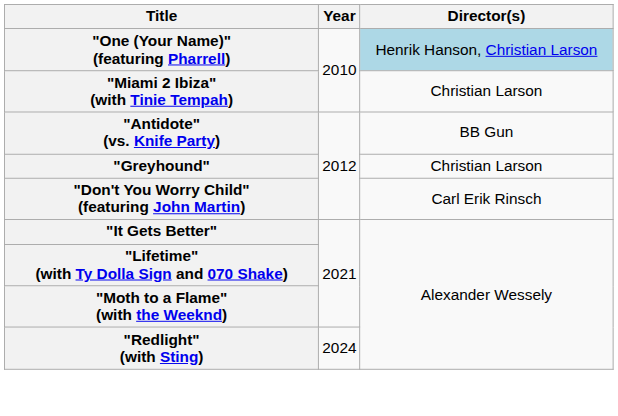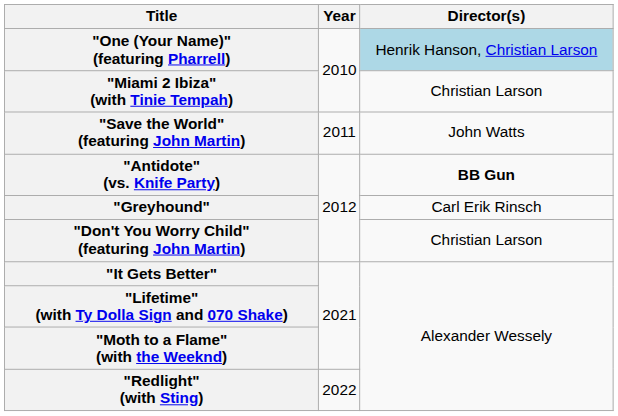+ row: (162, 132)
(486, 132) normal -> (486, 174) bold
(486, 165) Christian Larson -> (486, 207) Carl Erik Rinsch
(486, 198) Carl Erik Rinsch -> (486, 240) Christian Larson
(339, 348) 2024 -> (339, 389) 2022
